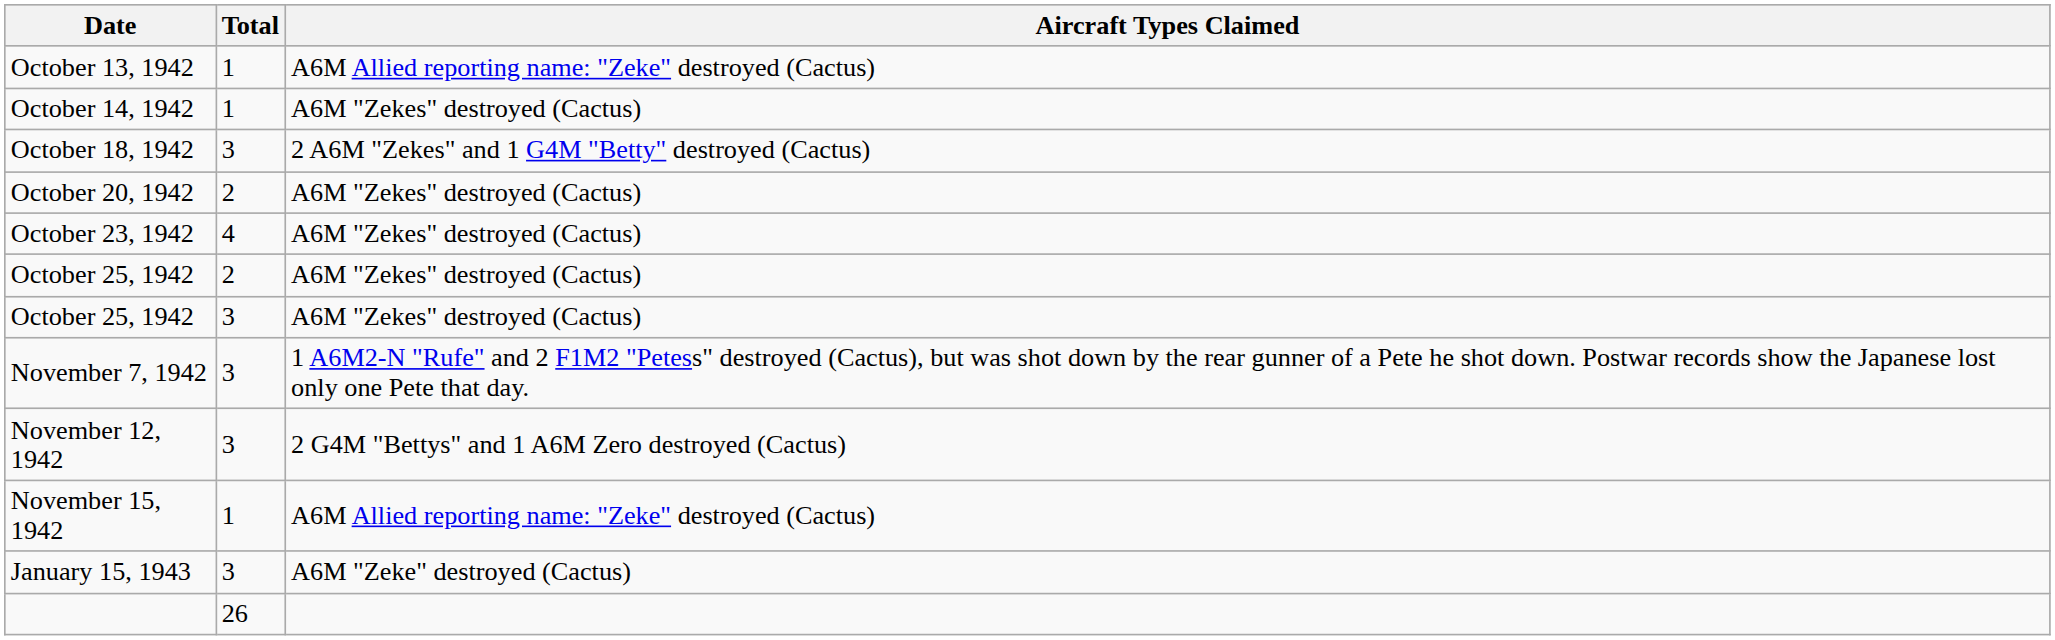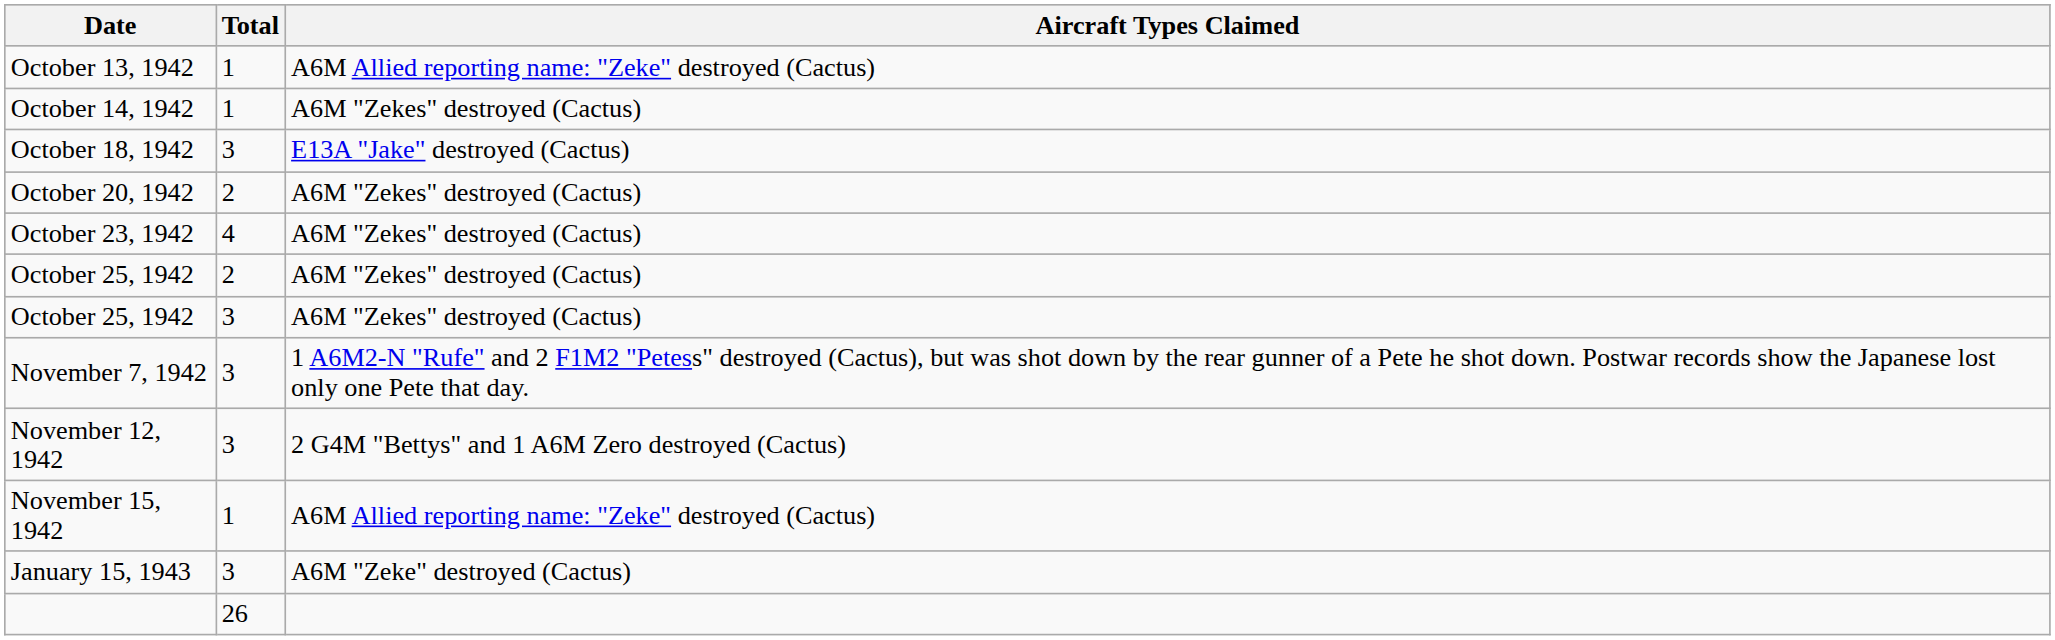(581, 150) 2 A6M "Zekes" and 1 G4M "Betty" destroyed (Cactus) -> (460, 150) E13A "Jake" destroyed (Cactus)
